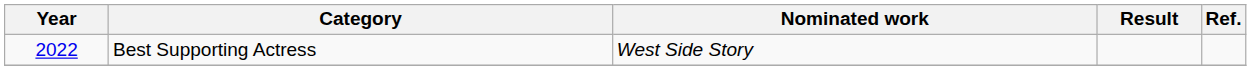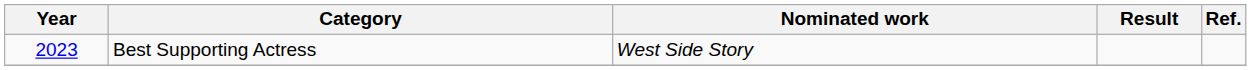(57, 49) 2022 -> (57, 49) 2023
